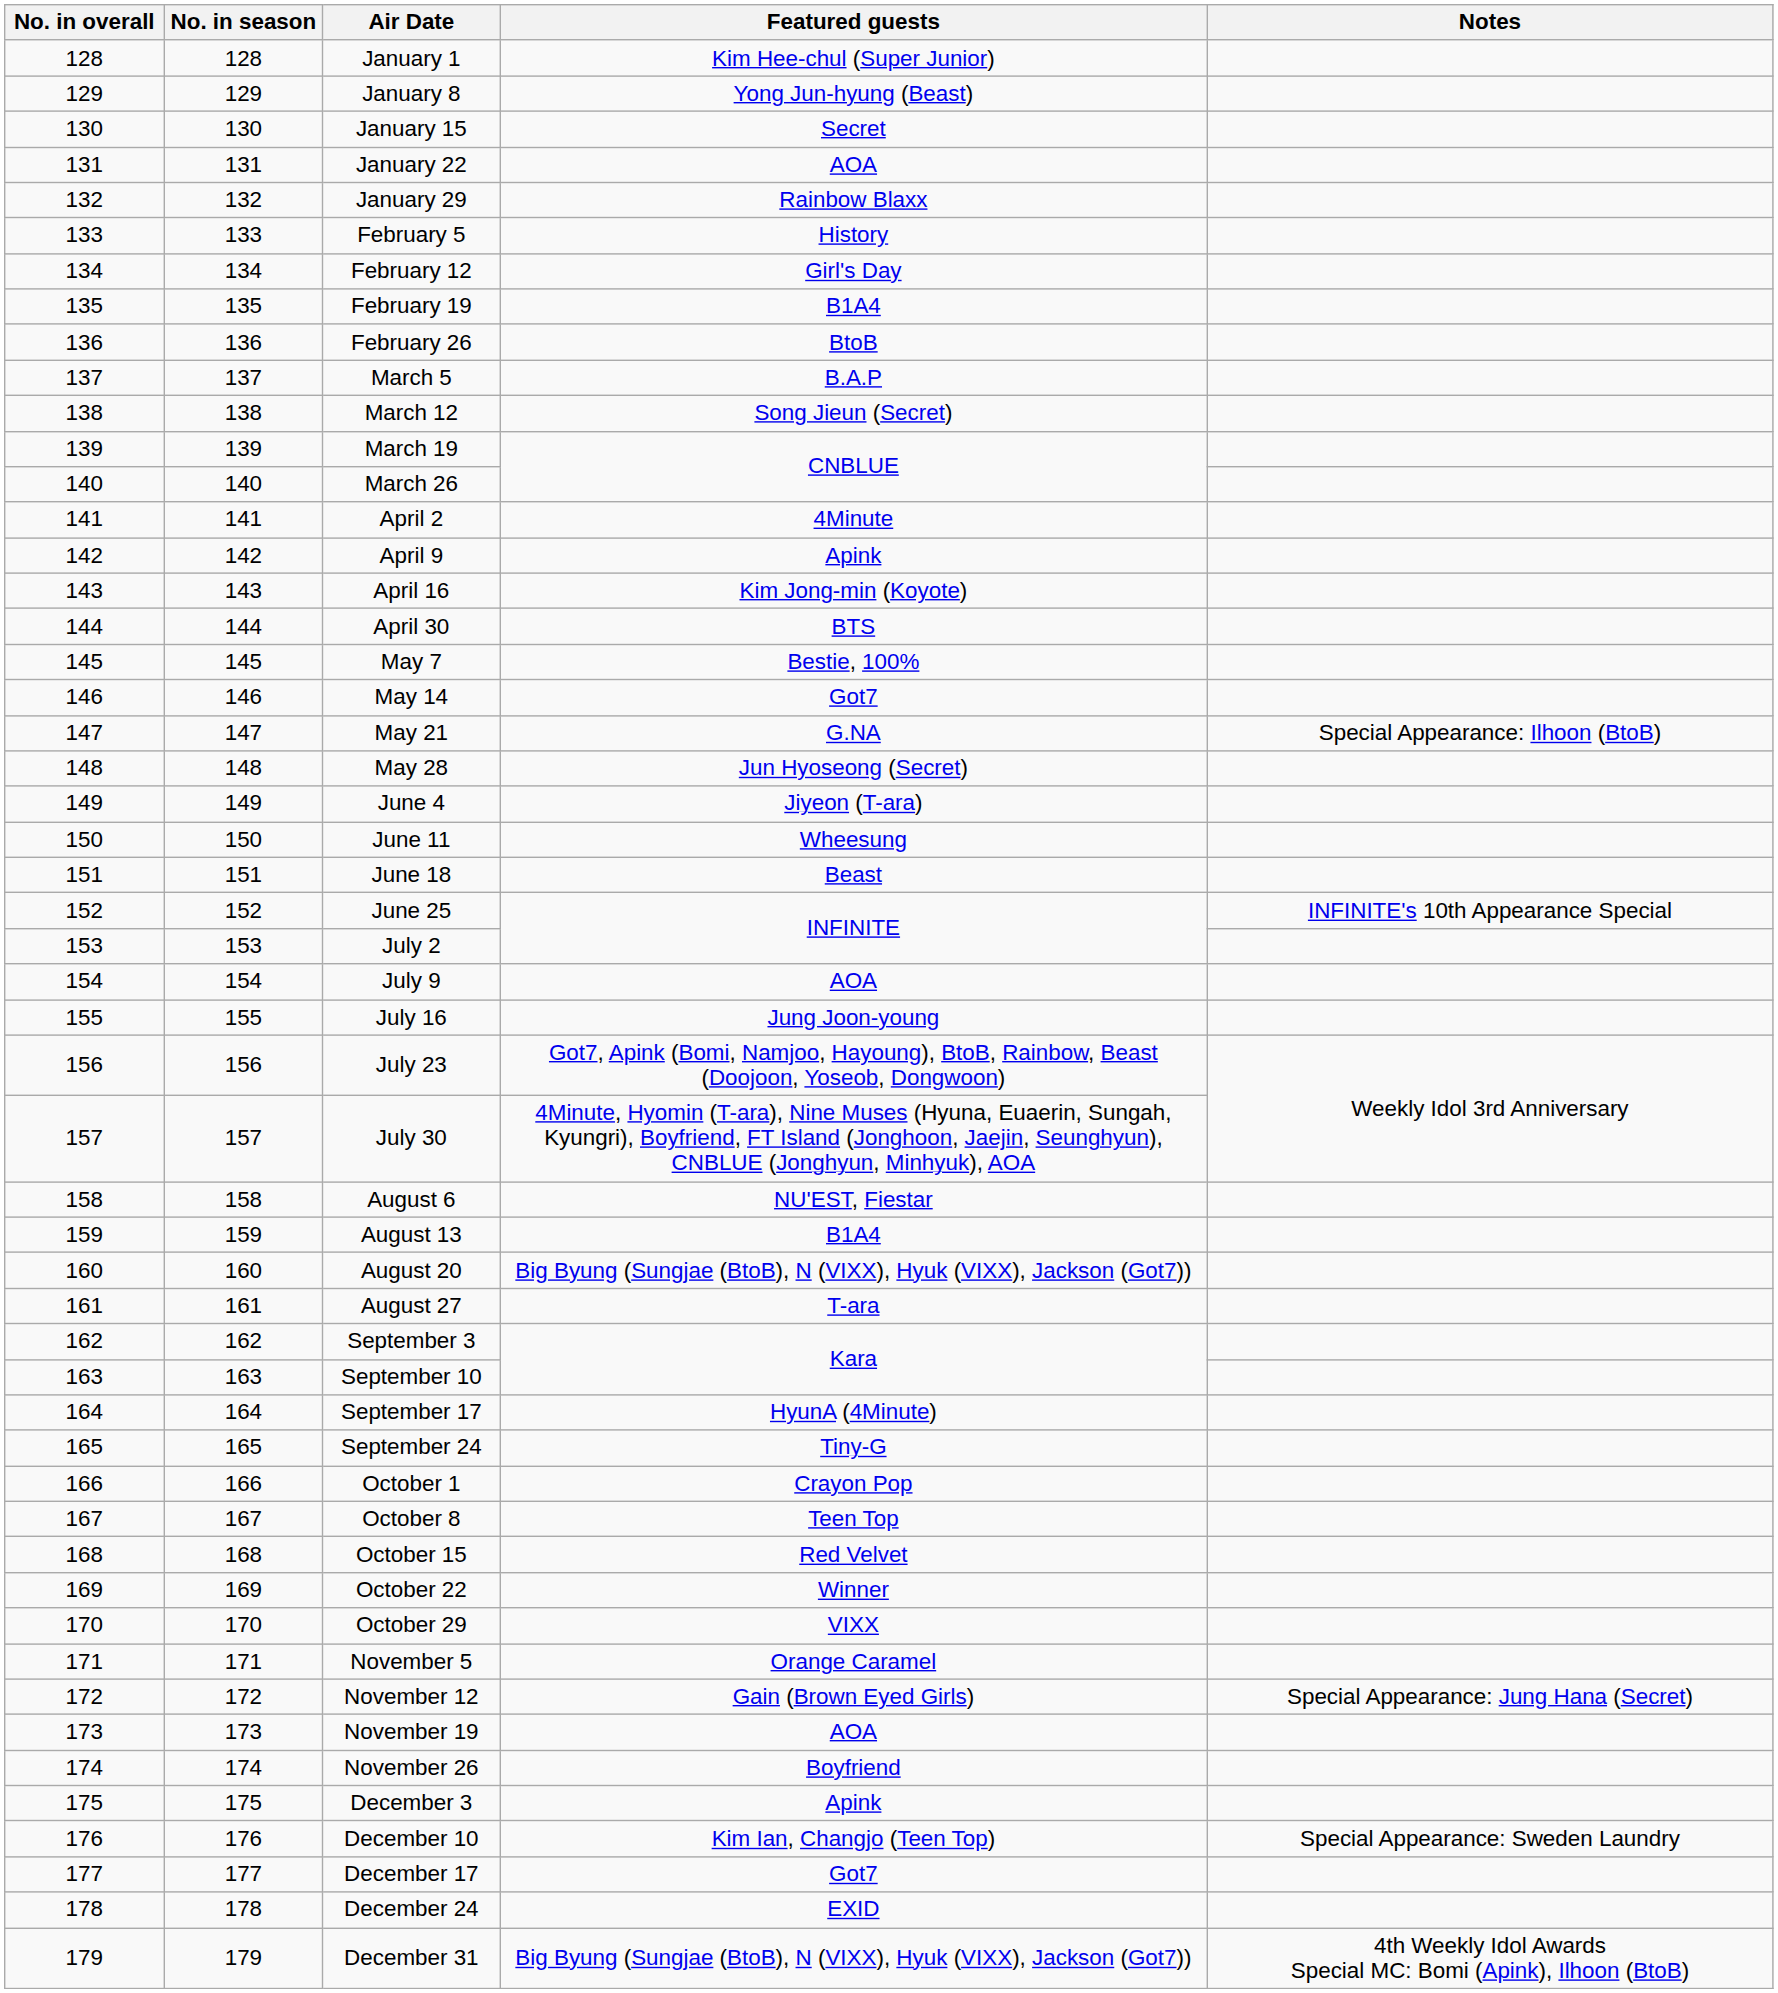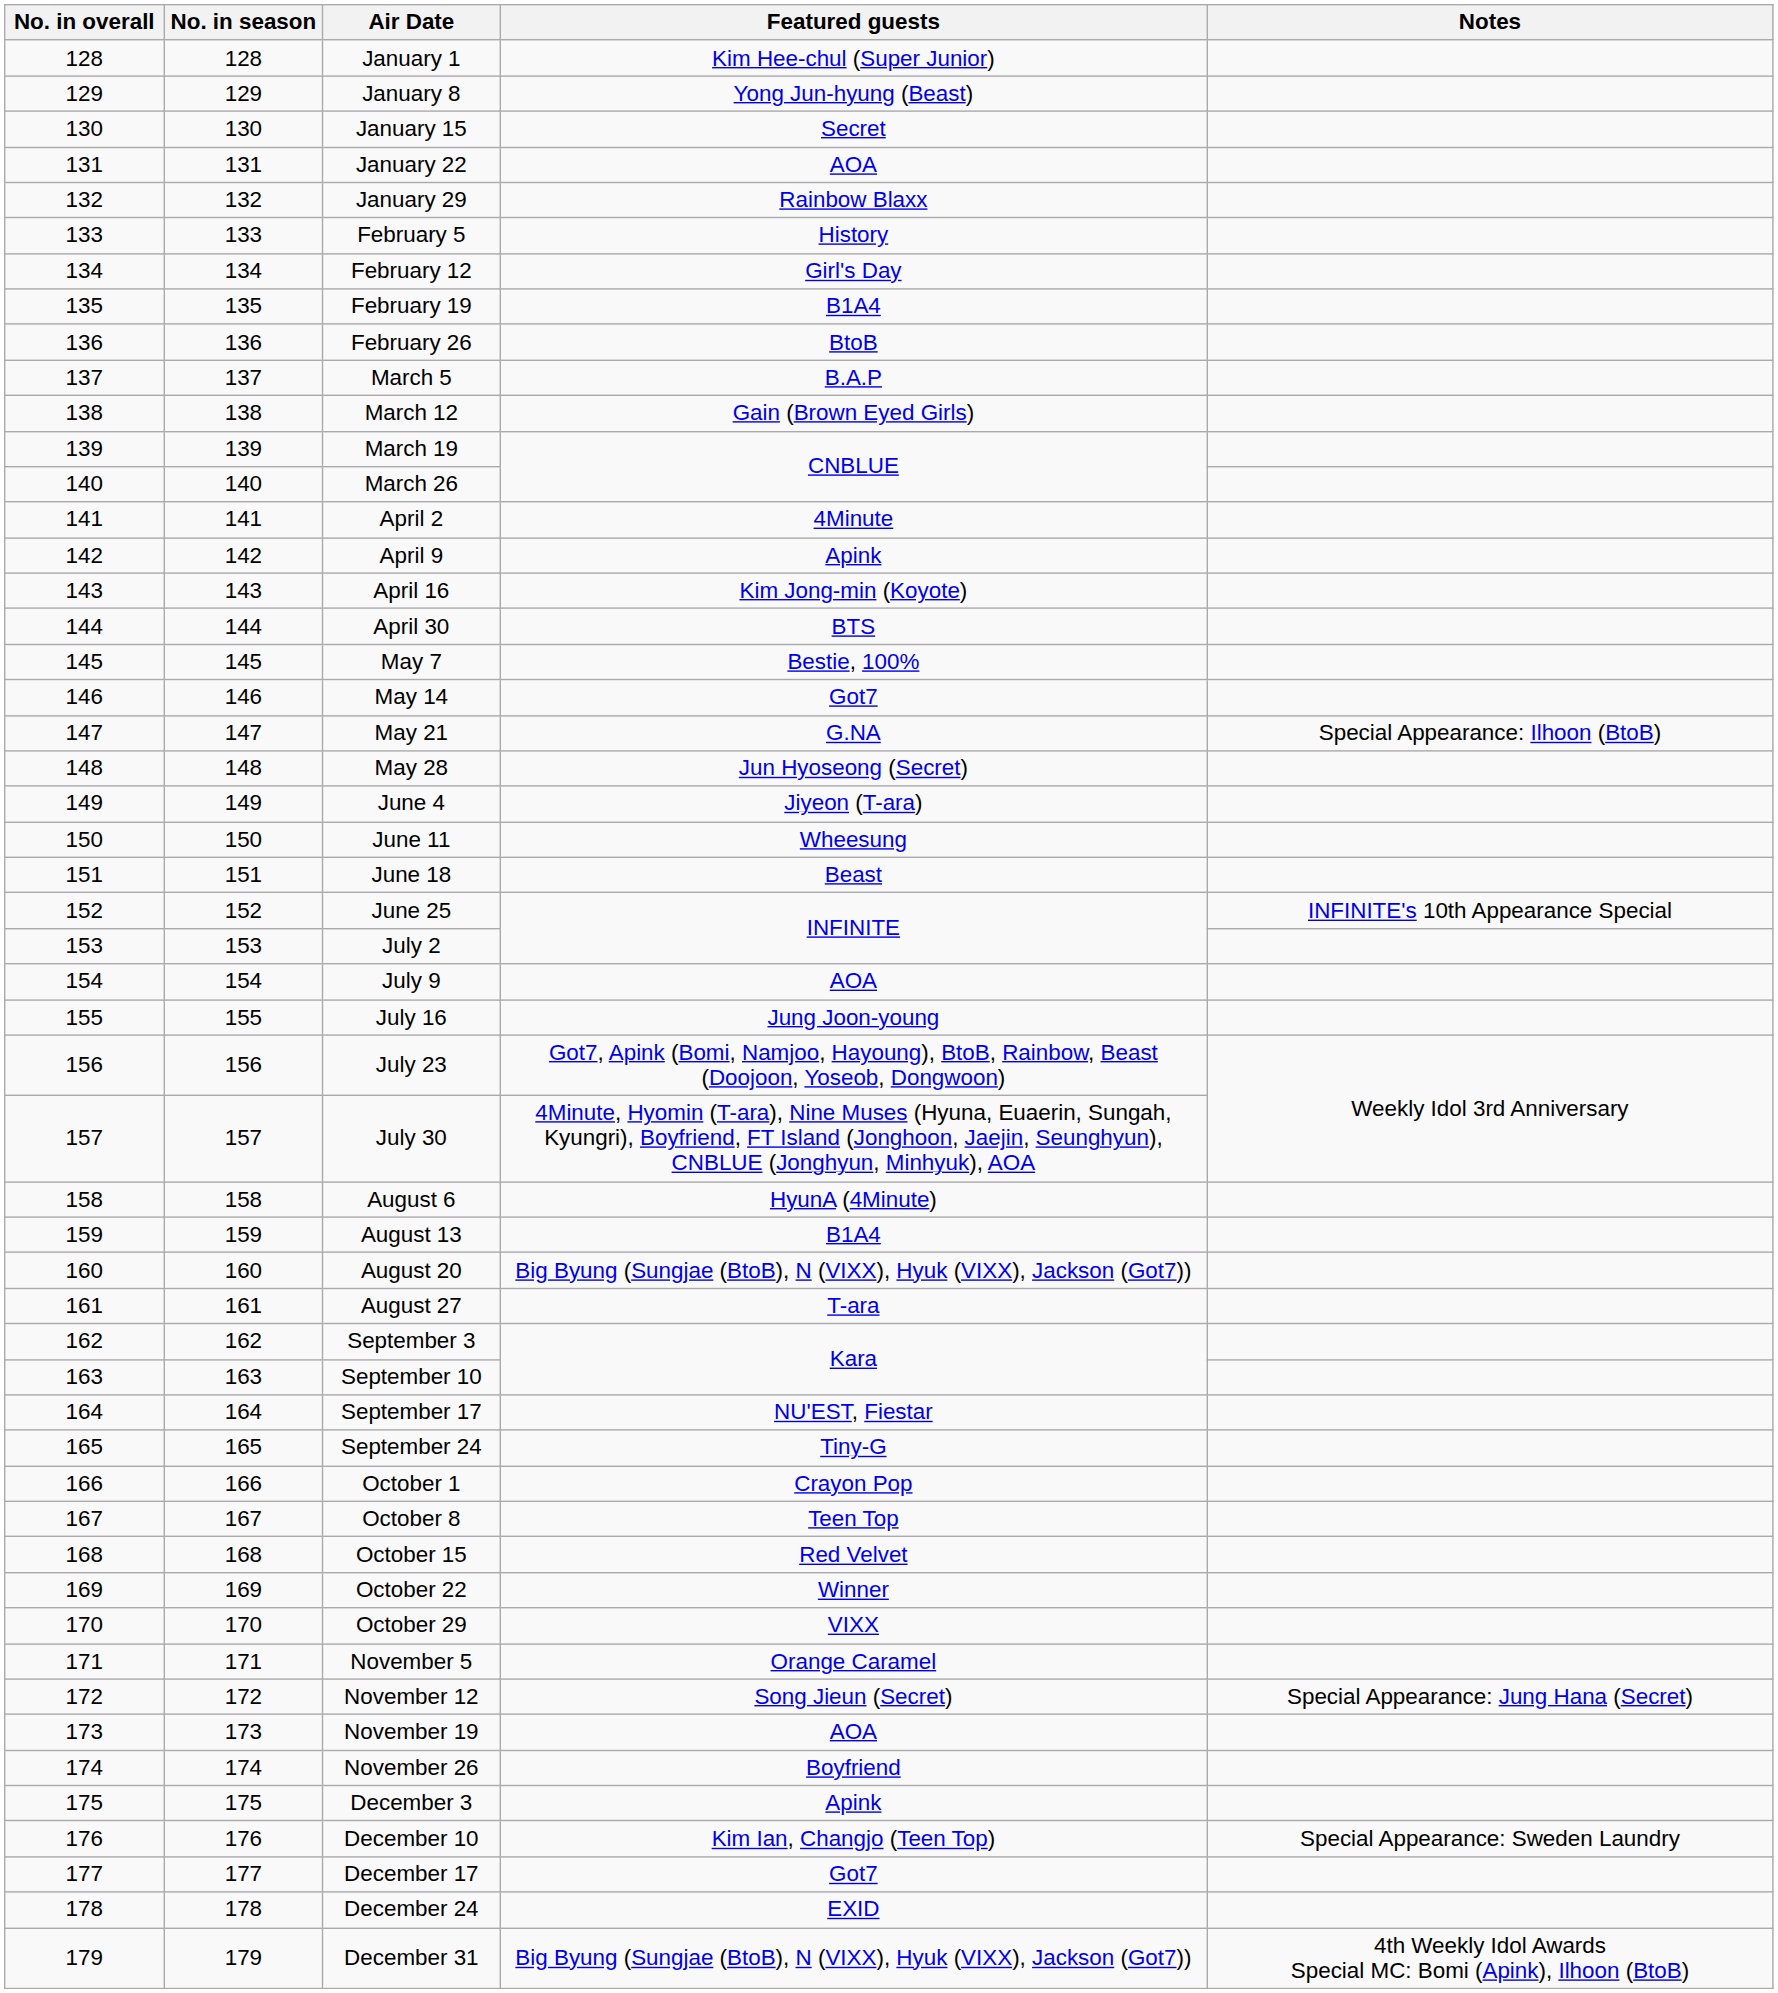(853, 413) Song Jieun (Secret) -> (853, 413) Gain (Brown Eyed Girls)
(853, 1199) NU'EST, Fiestar -> (853, 1199) HyunA (4Minute)
(853, 1412) HyunA (4Minute) -> (853, 1412) NU'EST, Fiestar
(853, 1696) Gain (Brown Eyed Girls) -> (853, 1696) Song Jieun (Secret)
